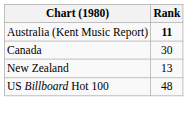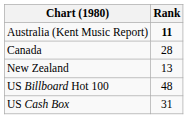(167, 50) 30 -> (167, 50) 28
+ row: (38, 104)
